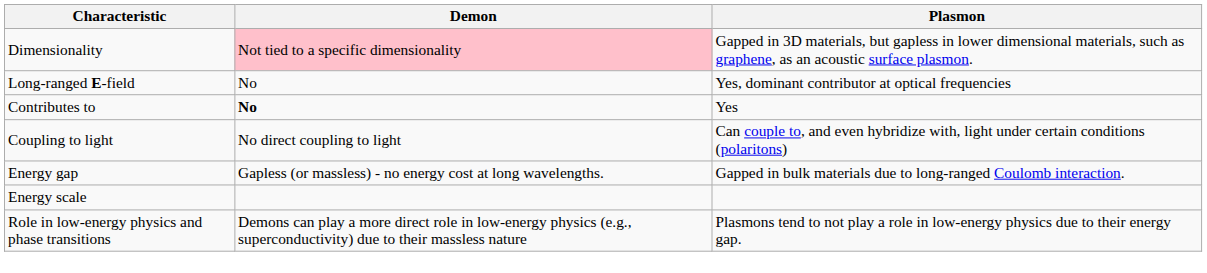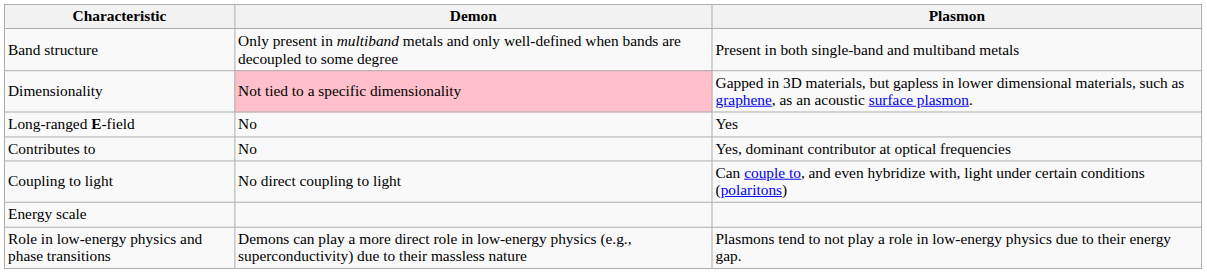+ row: (53, 49)
(863, 82) Yes, dominant contributor at optical frequencies -> (727, 124) Yes
(247, 107) bold -> (247, 148) normal
(727, 107) Yes -> (863, 148) Yes, dominant contributor at optical frequencies
- row: (43, 173)
